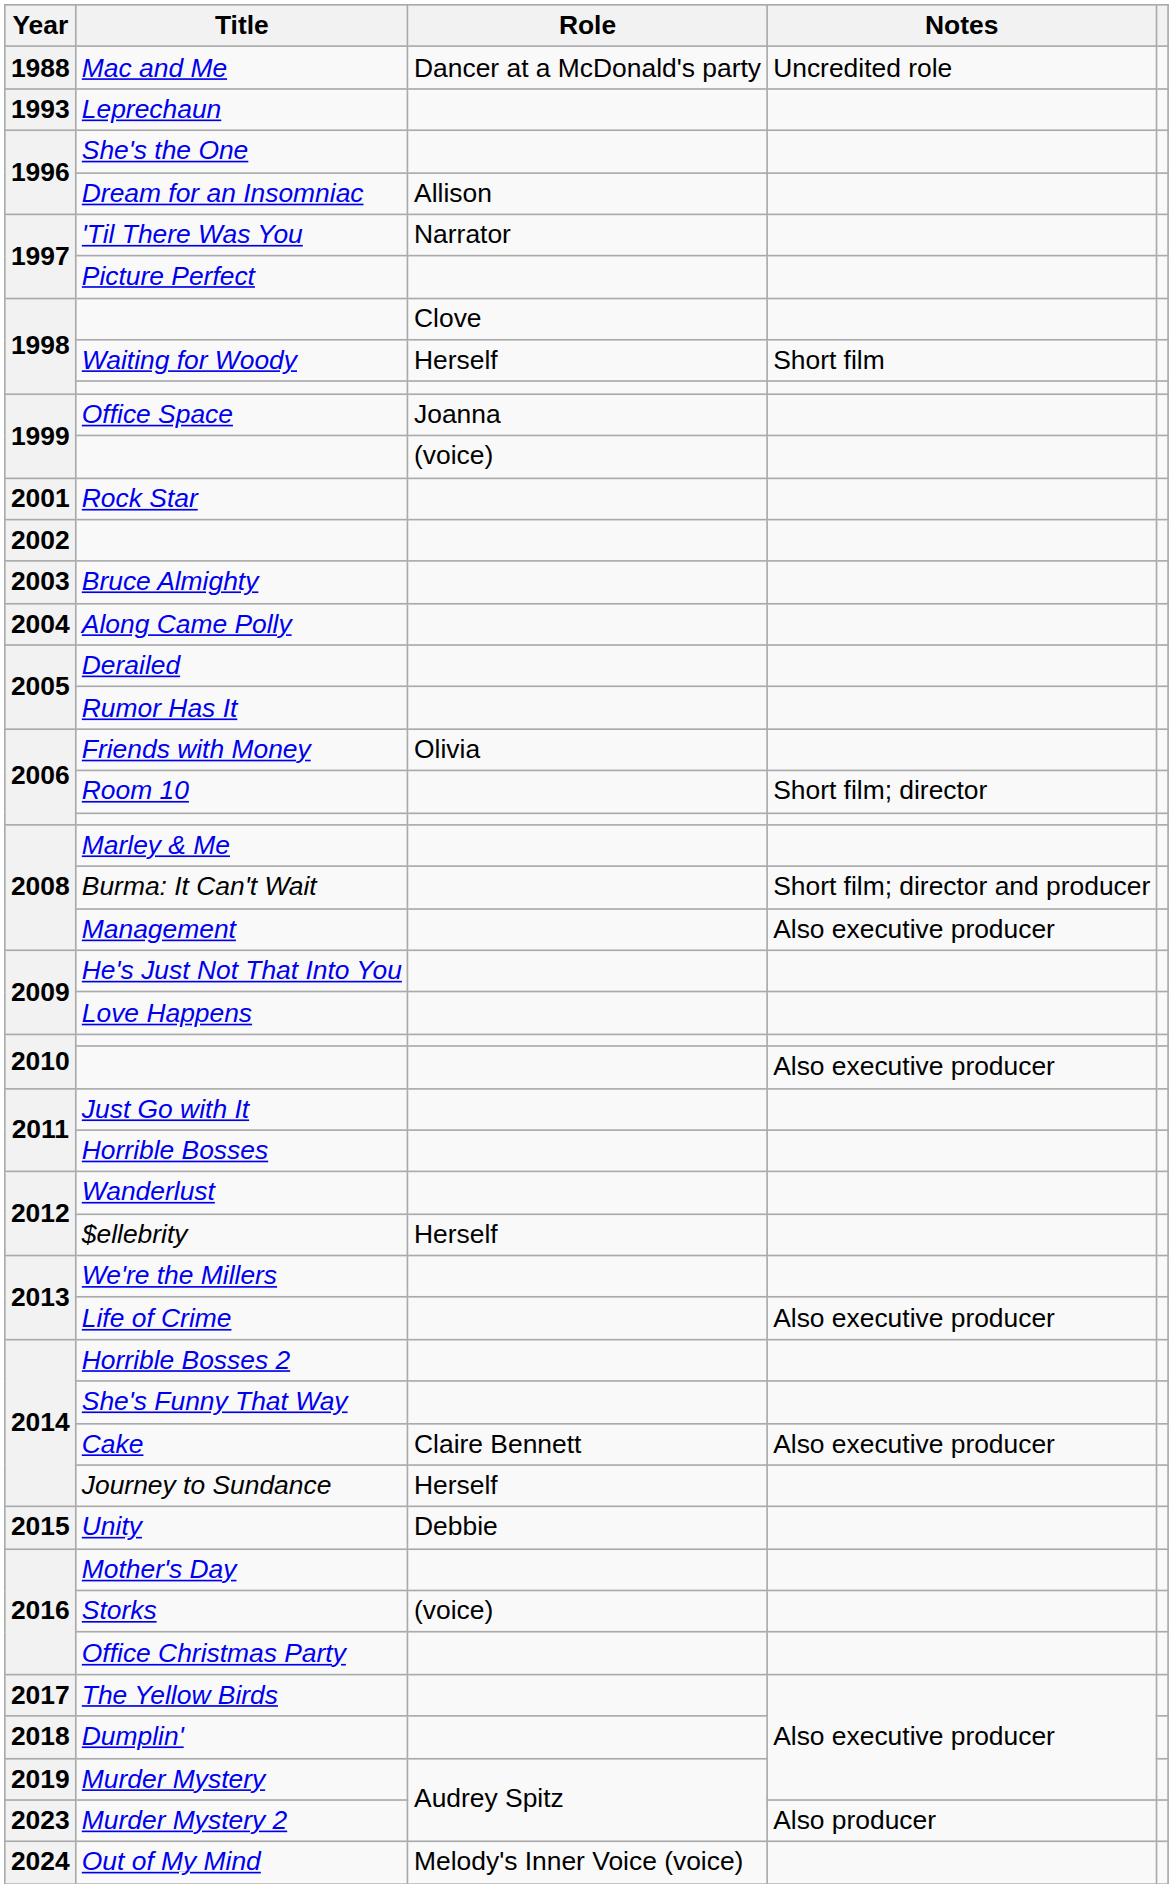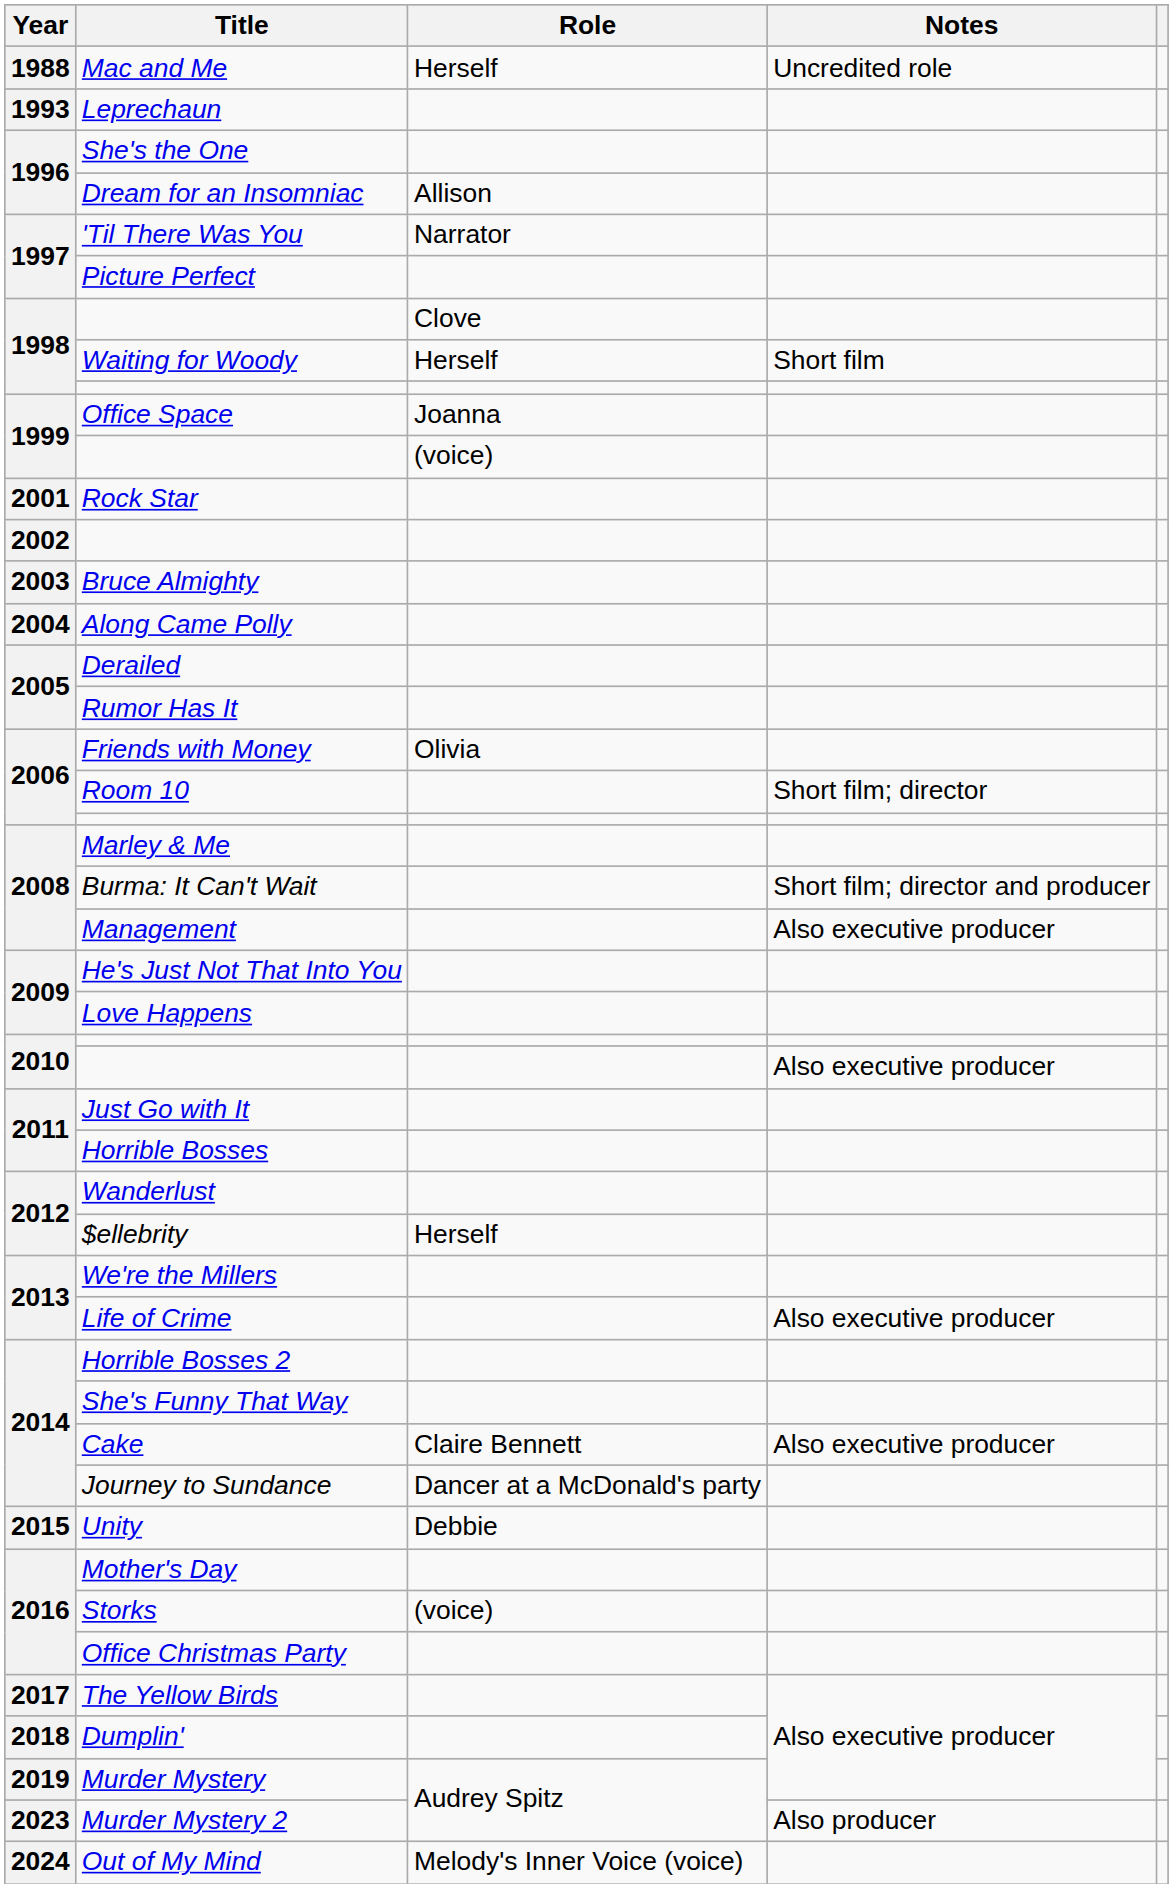(588, 67) Dancer at a McDonald's party -> (456, 67) Herself
(456, 1485) Herself -> (588, 1485) Dancer at a McDonald's party
